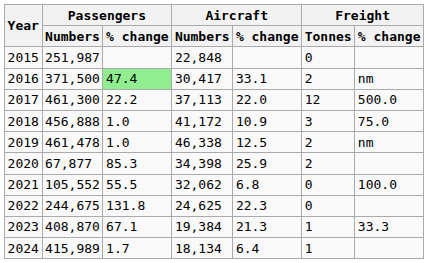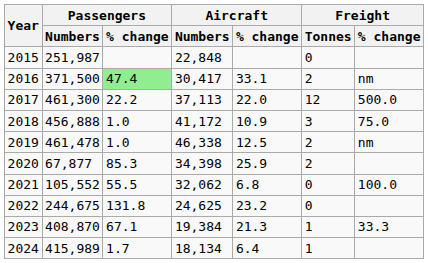(252, 206) 22.3 -> (252, 206) 23.2
